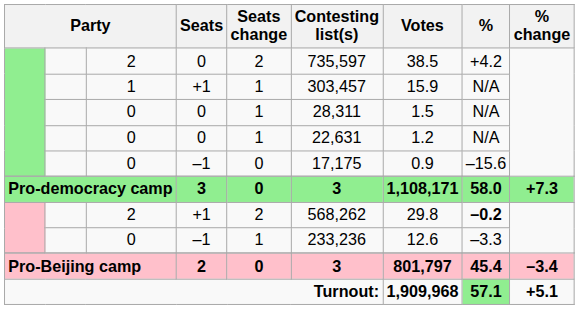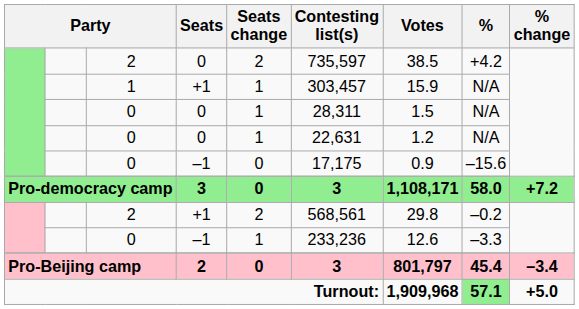(542, 189) +7.3 -> (542, 189) +7.2
(337, 214) 568,262 -> (337, 214) 568,561
(486, 214) bold -> (486, 214) normal
(542, 291) +5.1 -> (542, 291) +5.0
